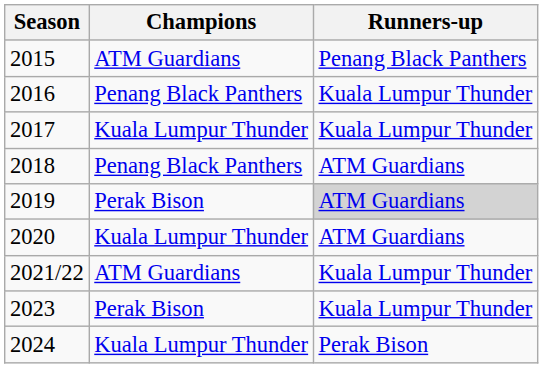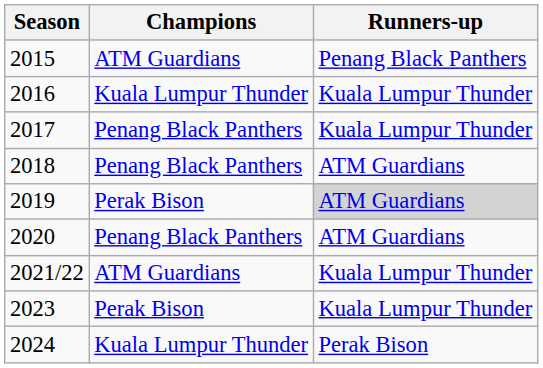(198, 93) Penang Black Panthers -> (201, 93) Kuala Lumpur Thunder
(201, 129) Kuala Lumpur Thunder -> (198, 129) Penang Black Panthers
(201, 237) Kuala Lumpur Thunder -> (198, 237) Penang Black Panthers
